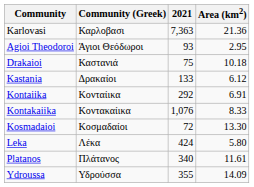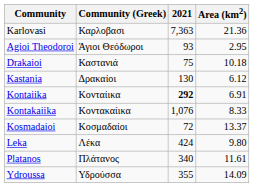(186, 79) 133 -> (186, 79) 130
(186, 95) normal -> (186, 95) bold
(235, 127) 13.30 -> (235, 127) 13.37
(238, 143) 5.80 -> (238, 143) 9.80
